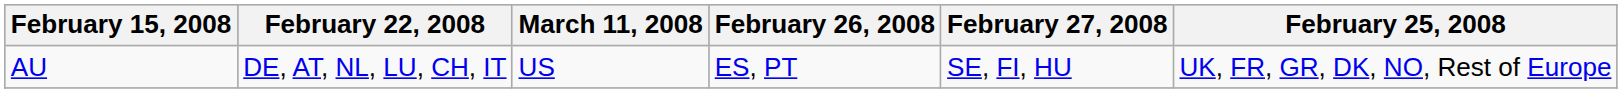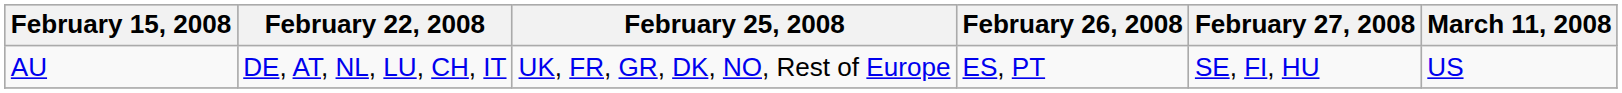columns swapped: (1395, 25) <-> (611, 25)
